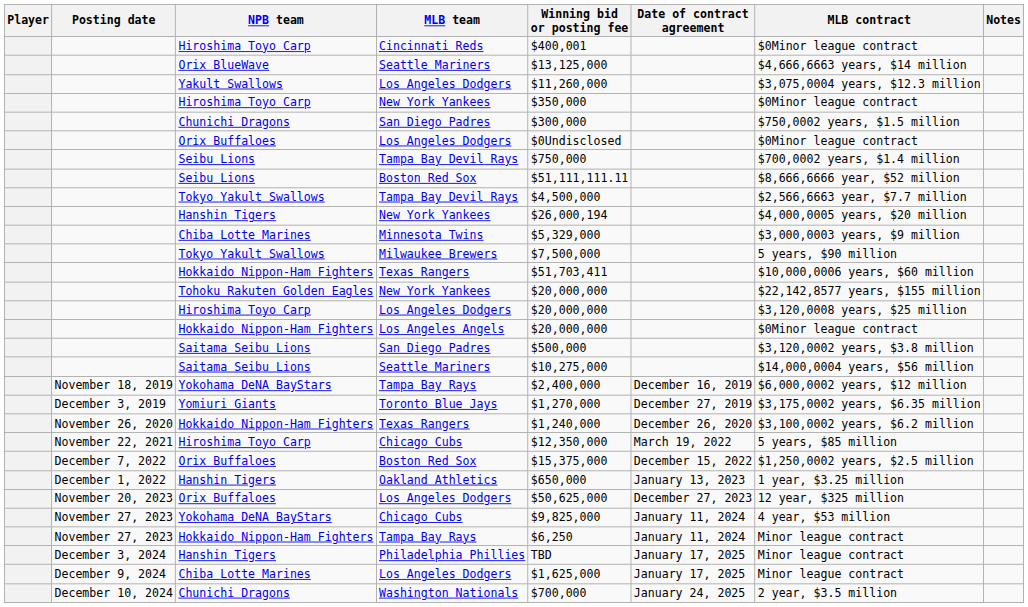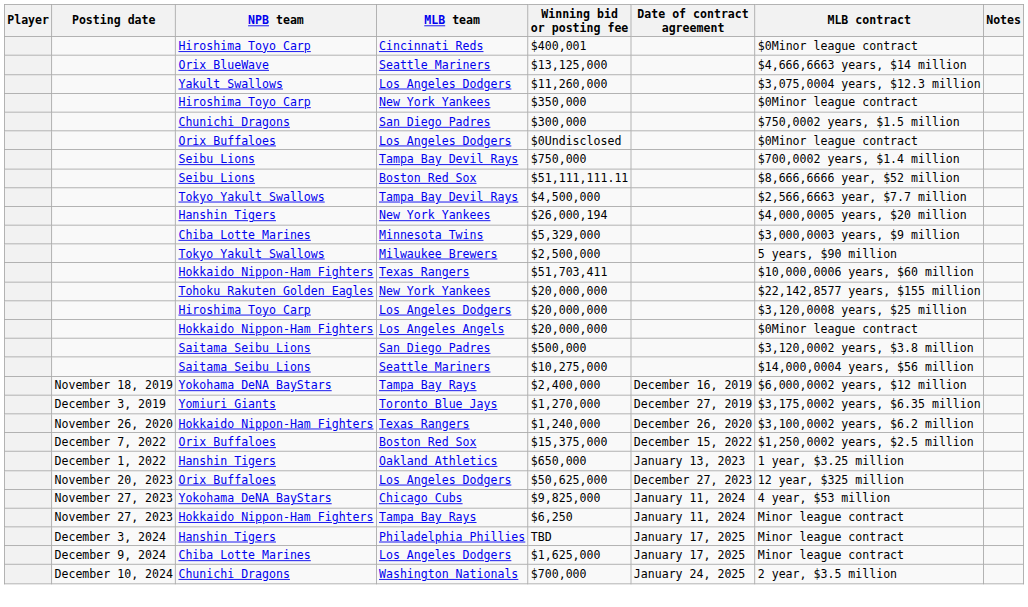(566, 254) $7,500,000 -> (566, 254) $2,500,000
- row: (245, 442)
